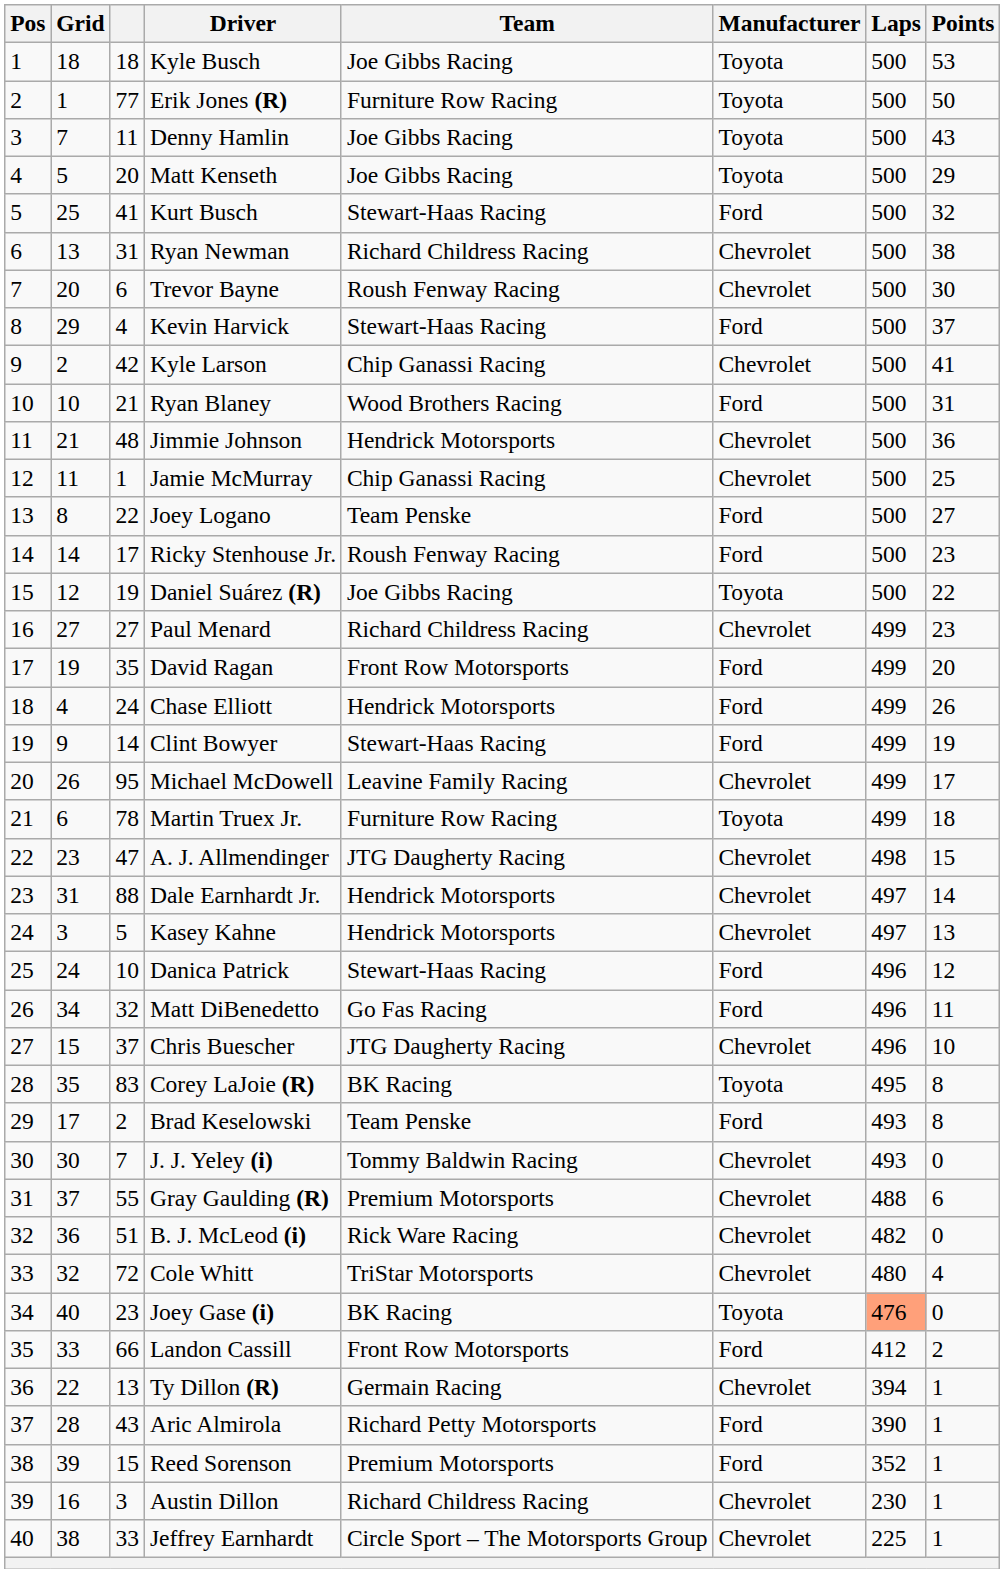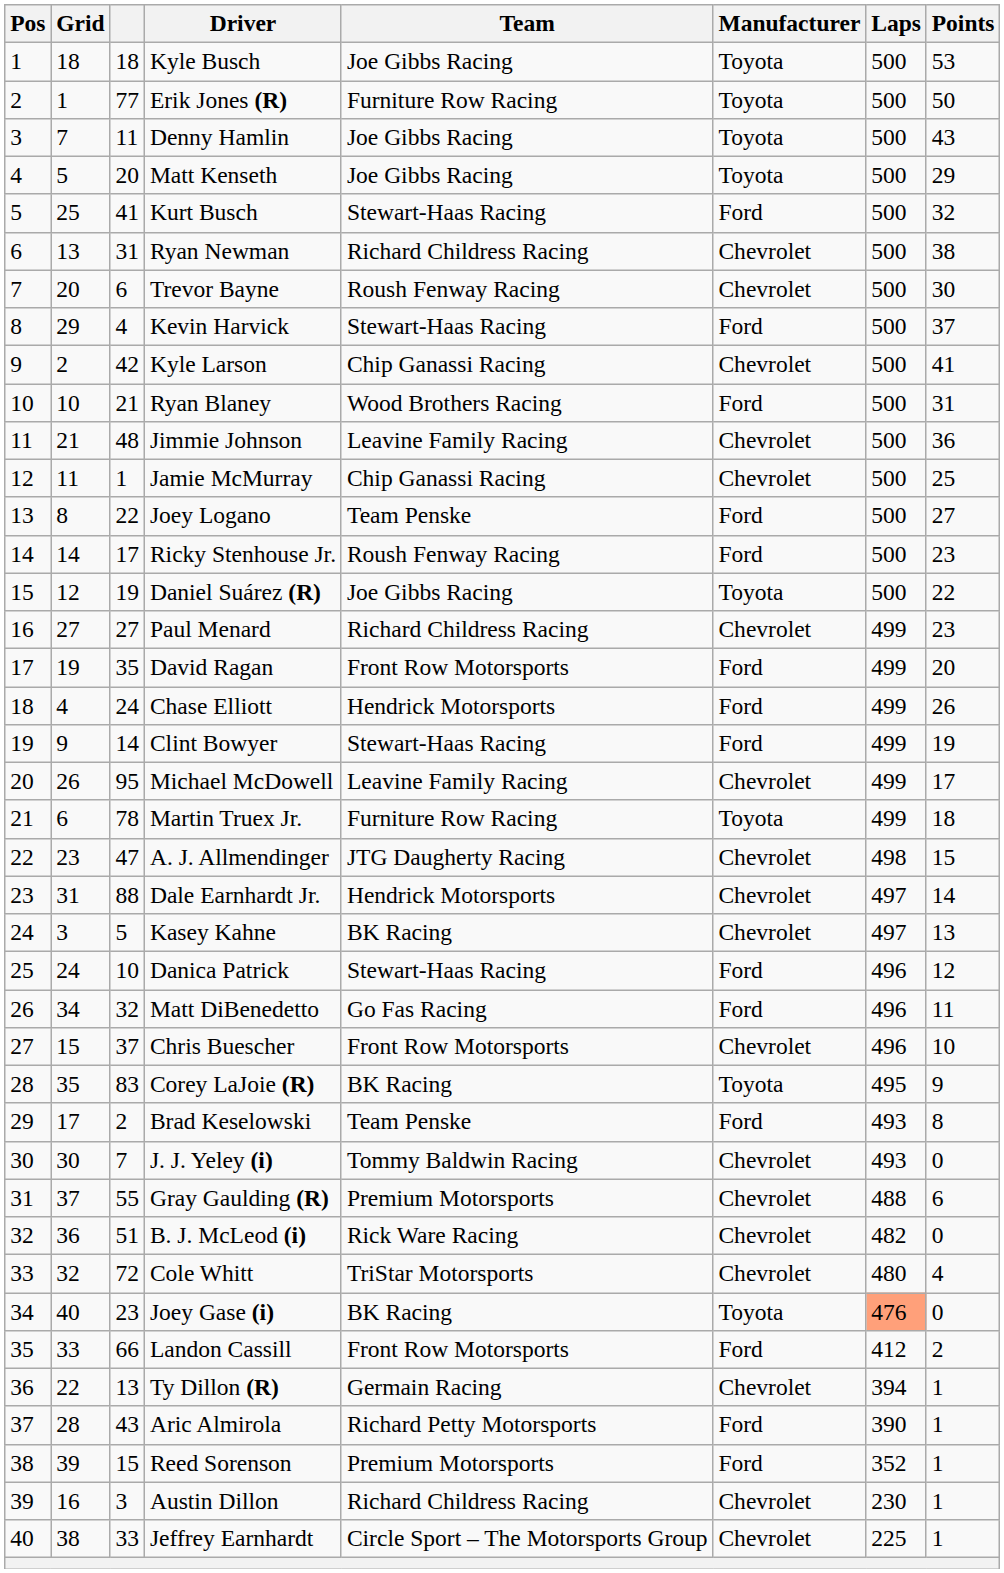(451, 439) Hendrick Motorsports -> (457, 439) Leavine Family Racing
(451, 932) Hendrick Motorsports -> (399, 932) BK Racing
(456, 1045) JTG Daugherty Racing -> (458, 1045) Front Row Motorsports
(938, 1083) 8 -> (938, 1083) 9
